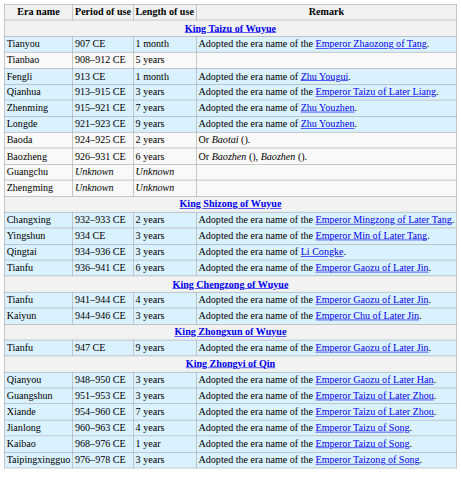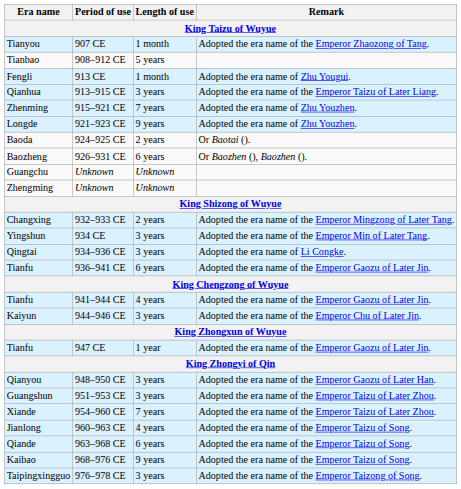(150, 348) 9 years -> (148, 348) 1 year
+ row: (21, 444)
(148, 444) 1 year -> (150, 460) 9 years
